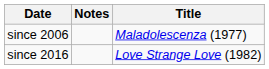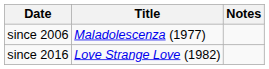columns swapped: (188, 14) <-> (92, 14)
